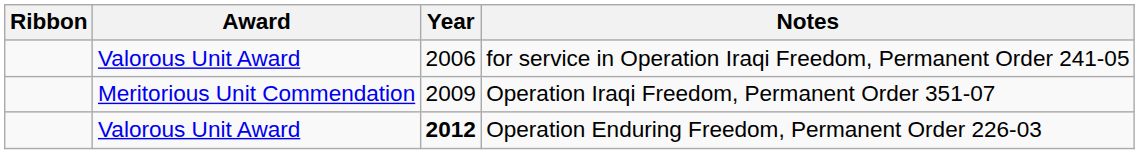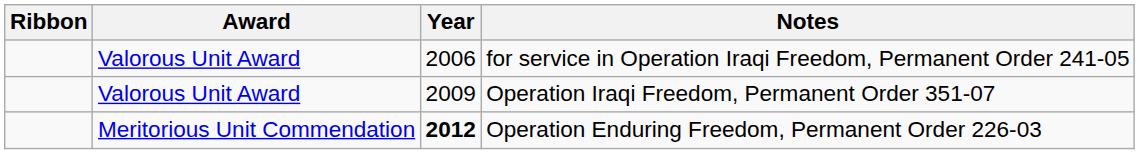(257, 93) Meritorious Unit Commendation -> (199, 93) Valorous Unit Award
(199, 129) Valorous Unit Award -> (257, 129) Meritorious Unit Commendation
